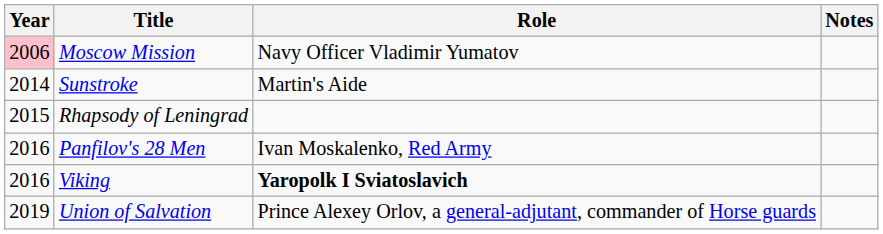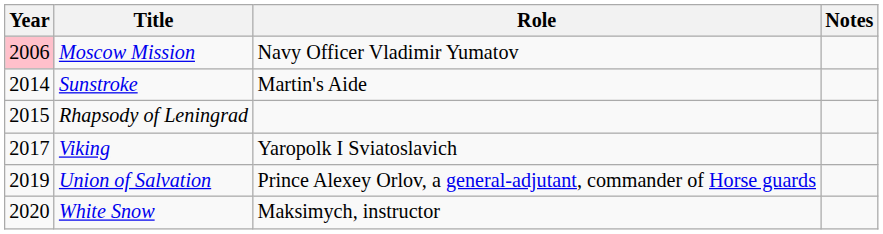- row: (132, 148)
(29, 180) 2016 -> (29, 148) 2017
(363, 180) bold -> (357, 148) normal
+ row: (107, 212)
